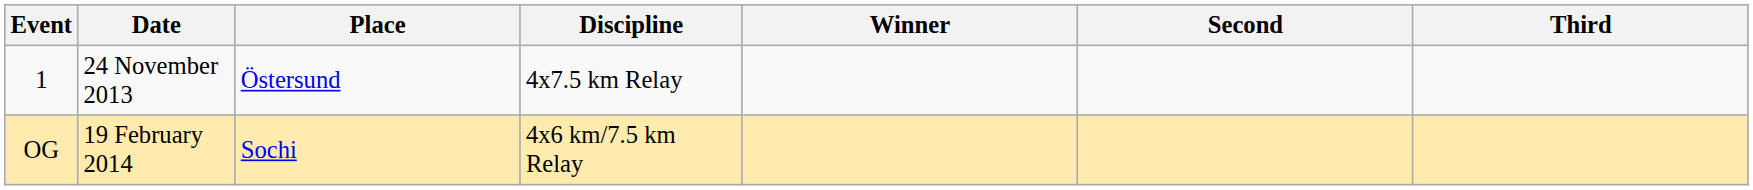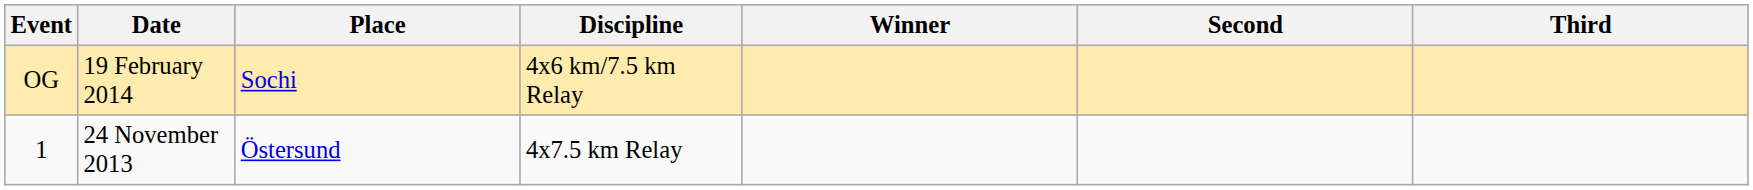rows swapped: (41, 80) <-> (41, 149)
